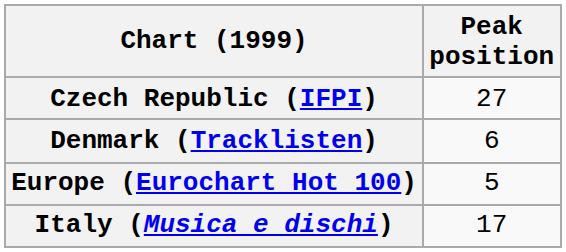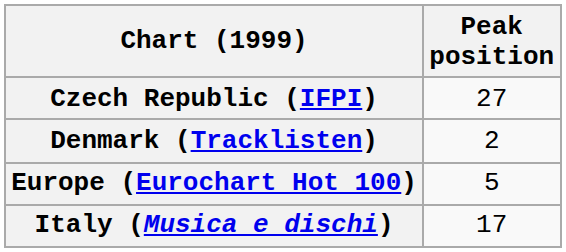(492, 141) 6 -> (492, 141) 2
